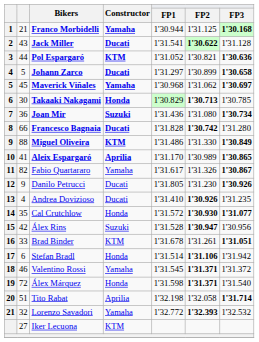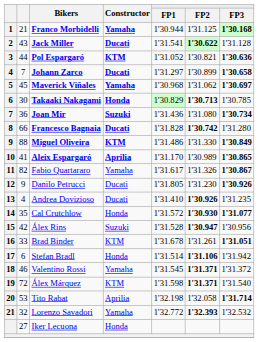(23, 71) 5 -> (23, 71) 7
(116, 283) Honda -> (115, 283) KTM
(23, 297) 51 -> (23, 297) 53
(115, 326) KTM -> (116, 326) Honda
